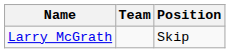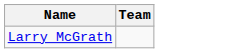- column: (189, 15)
